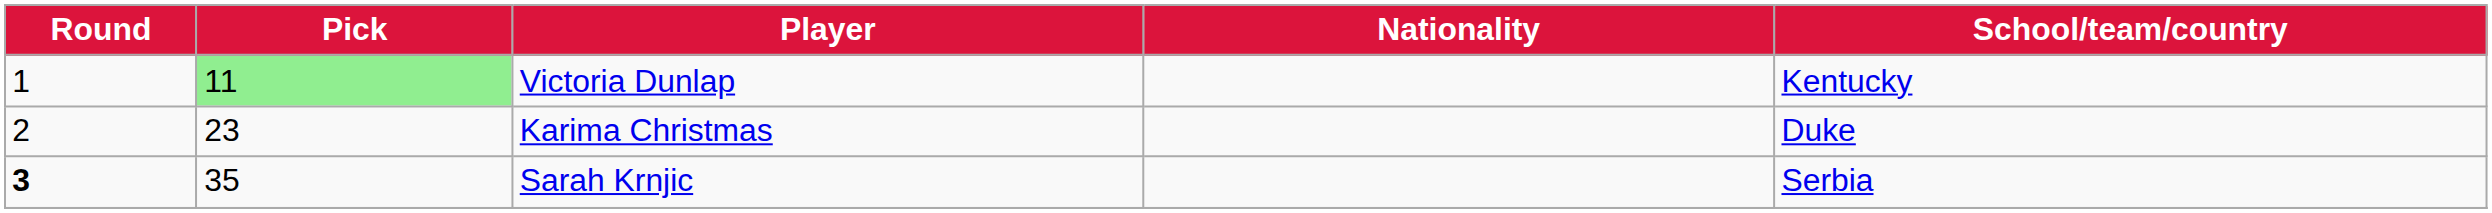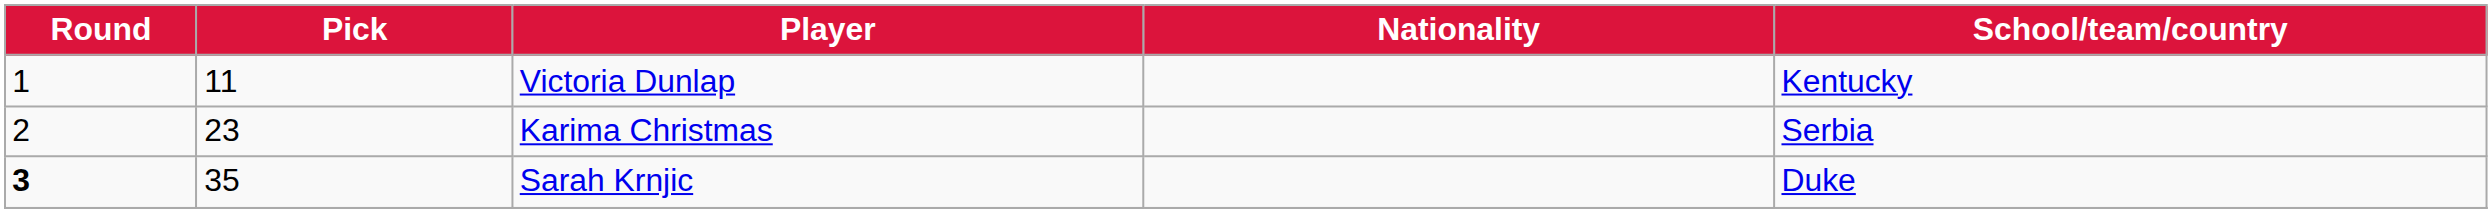(221, 80) lightgreen background -> (221, 80) no background
(1819, 130) Duke -> (1827, 130) Serbia
(1827, 181) Serbia -> (1819, 181) Duke
